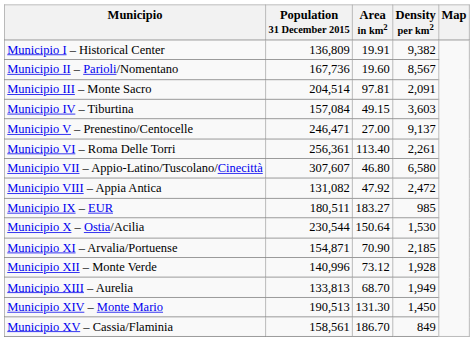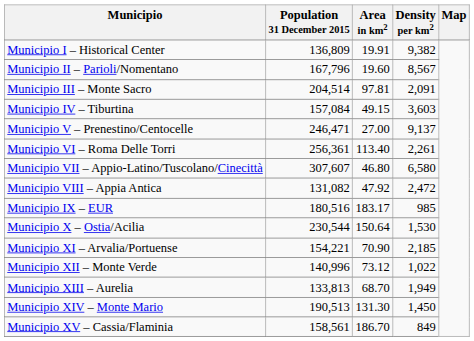(329, 69) 167,736 -> (329, 69) 167,796
(330, 208) 180,511 -> (329, 208) 180,516
(373, 208) 183.27 -> (373, 208) 183.17
(329, 247) 154,871 -> (329, 247) 154,221
(422, 267) 1,928 -> (422, 267) 1,022
